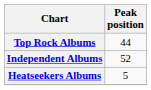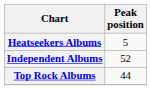rows swapped: (55, 76) <-> (55, 42)
